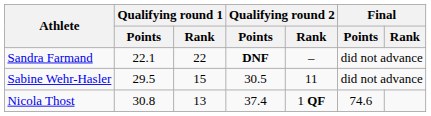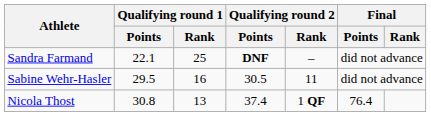(200, 58) 22 -> (200, 58) 25
(200, 79) 15 -> (200, 79) 16
(361, 101) 74.6 -> (361, 101) 76.4
